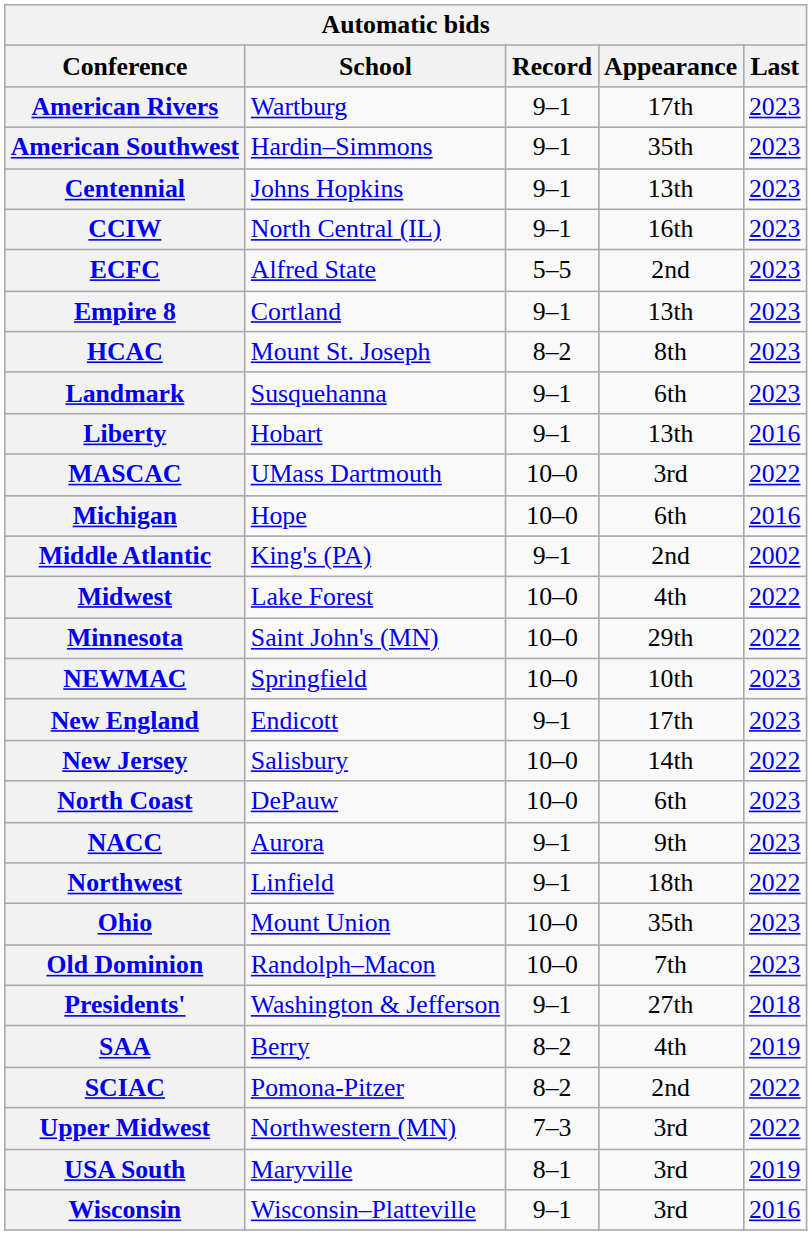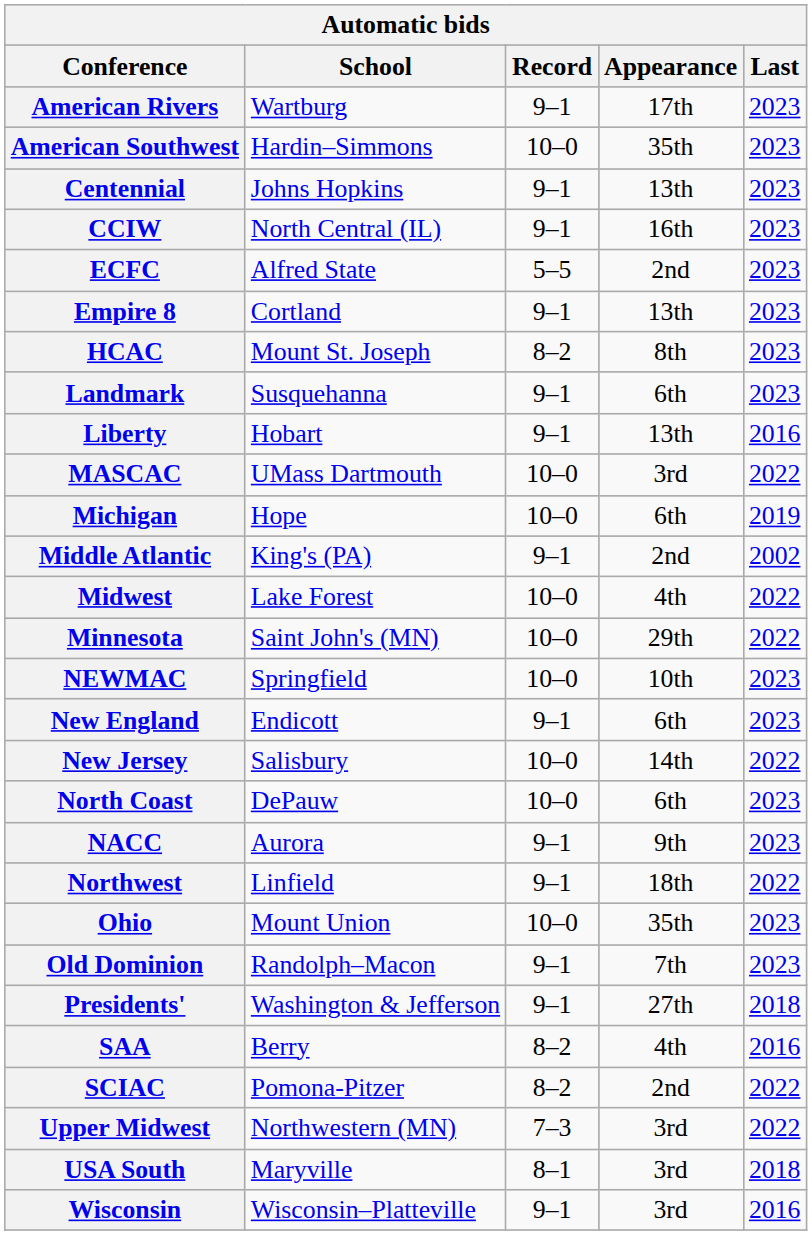(552, 147) 9–1 -> (552, 147) 10–0
(775, 515) 2016 -> (775, 515) 2019
(671, 719) 17th -> (671, 719) 6th
(552, 964) 10–0 -> (552, 964) 9–1
(775, 1046) 2019 -> (775, 1046) 2016
(775, 1168) 2019 -> (775, 1168) 2018
